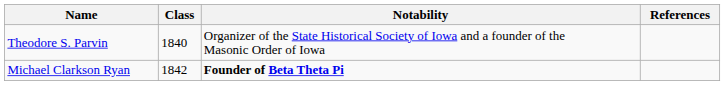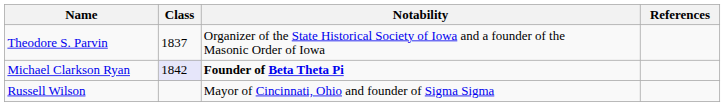(174, 42) 1840 -> (174, 42) 1837
(174, 70) no background -> (174, 70) lavender background
+ row: (46, 91)
